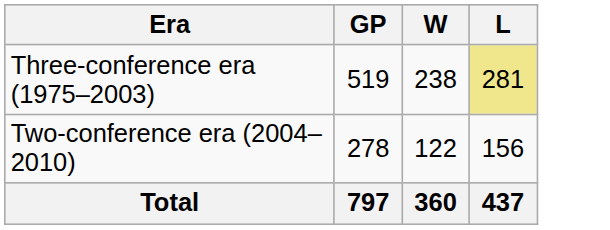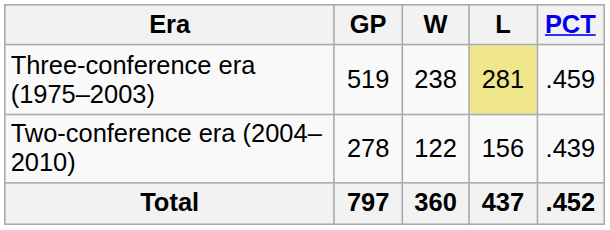+ column: (570, 24)
